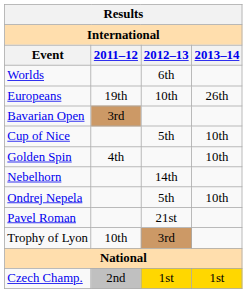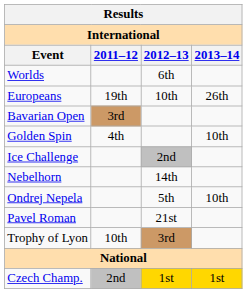- row: (39, 136)
+ row: (43, 156)
